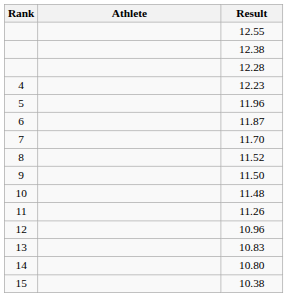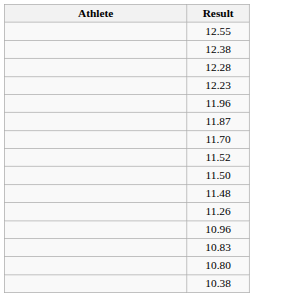- column: (21, 13)
